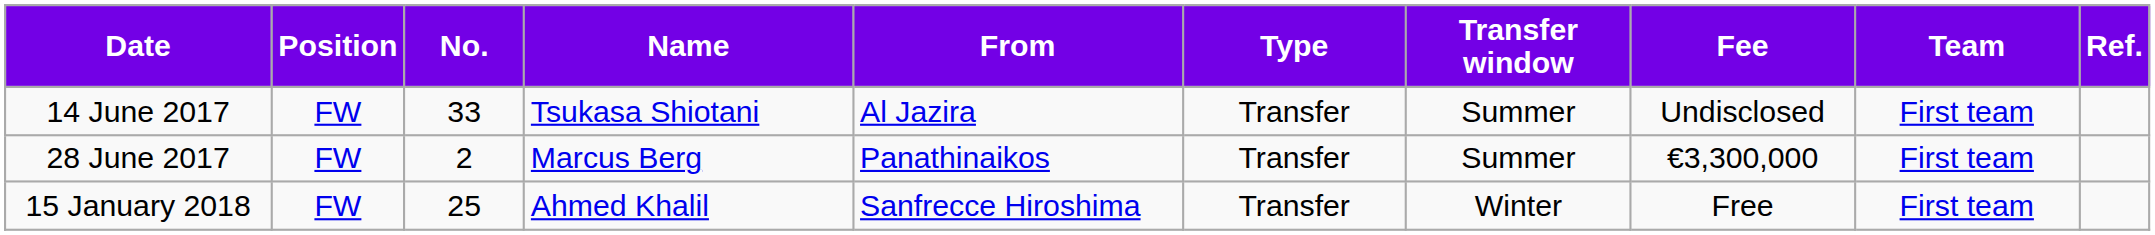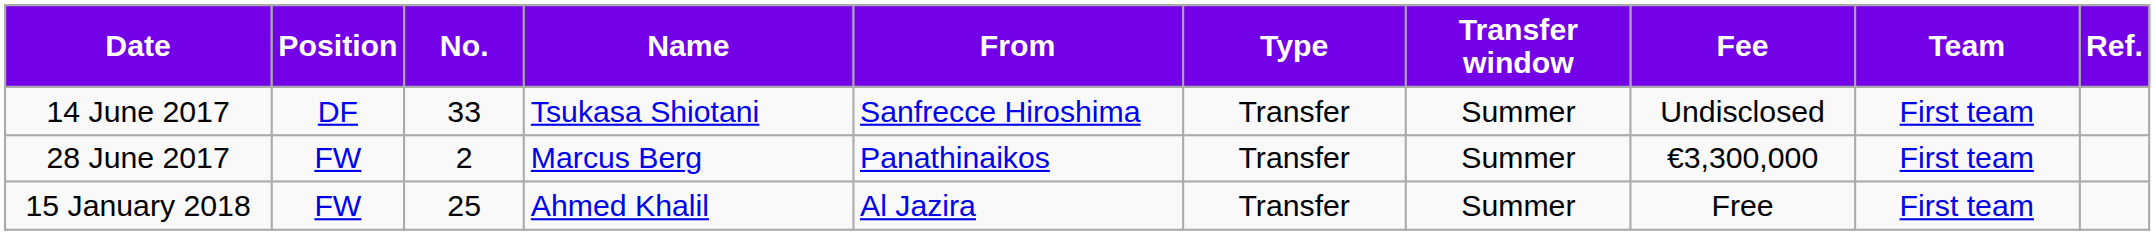(338, 111) FW -> (338, 111) DF
(918, 111) Al Jazira -> (1000, 111) Sanfrecce Hiroshima
(1000, 206) Sanfrecce Hiroshima -> (918, 206) Al Jazira
(1518, 206) Winter -> (1518, 206) Summer
